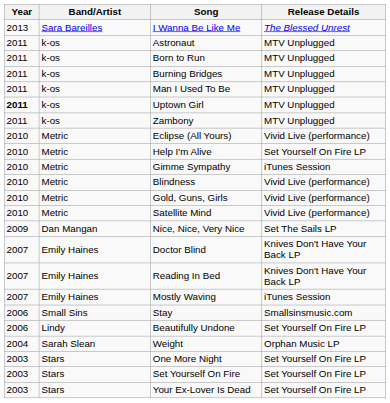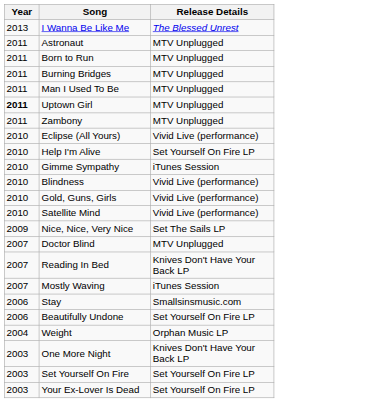- column: (95, 12)
(315, 249) Knives Don't Have Your Back LP -> (188, 244) MTV Unplugged
(315, 359) Set Yourself On Fire LP -> (204, 353) Knives Don't Have Your Back LP
